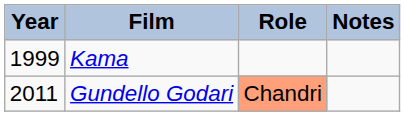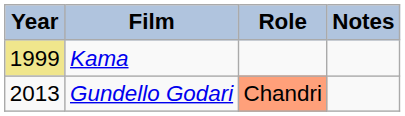(35, 57) no background -> (35, 57) khaki background
(34, 93) 2011 -> (35, 93) 2013
